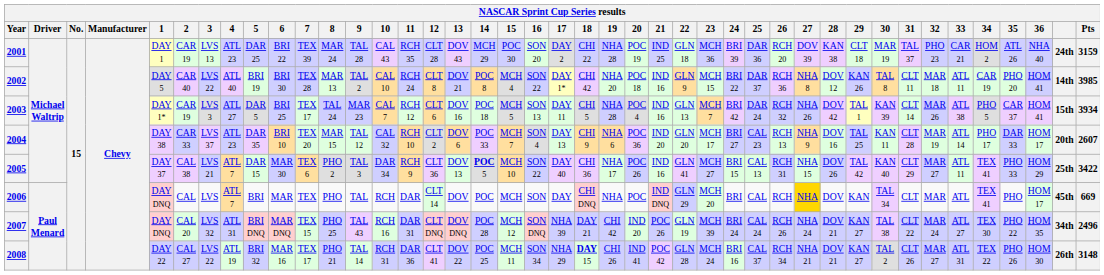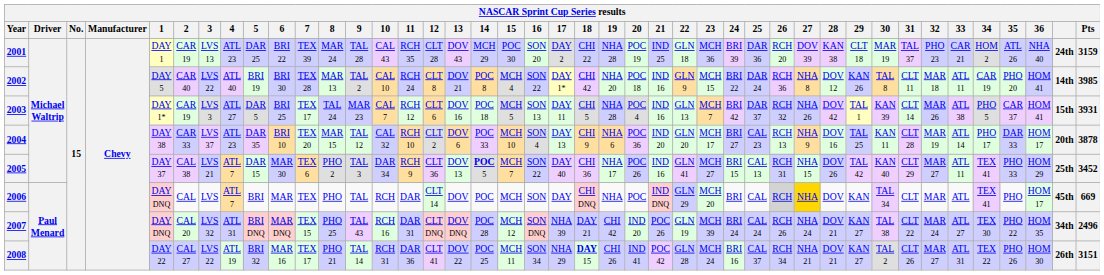(757, 81) DAR 37 -> (757, 81) DAR 24
(757, 110) DAR 24 -> (757, 110) DAR 37
(1088, 110) 3934 -> (1088, 110) 3931
(511, 139) MCH 7 -> (511, 139) MCH 10
(1088, 139) 2607 -> (1088, 139) 3878
(511, 168) MCH 10 -> (511, 168) MCH 7
(1088, 168) 3422 -> (1088, 168) 3452
(782, 197) no background -> (782, 197) lightgrey background
(1088, 255) 3148 -> (1088, 255) 3151
